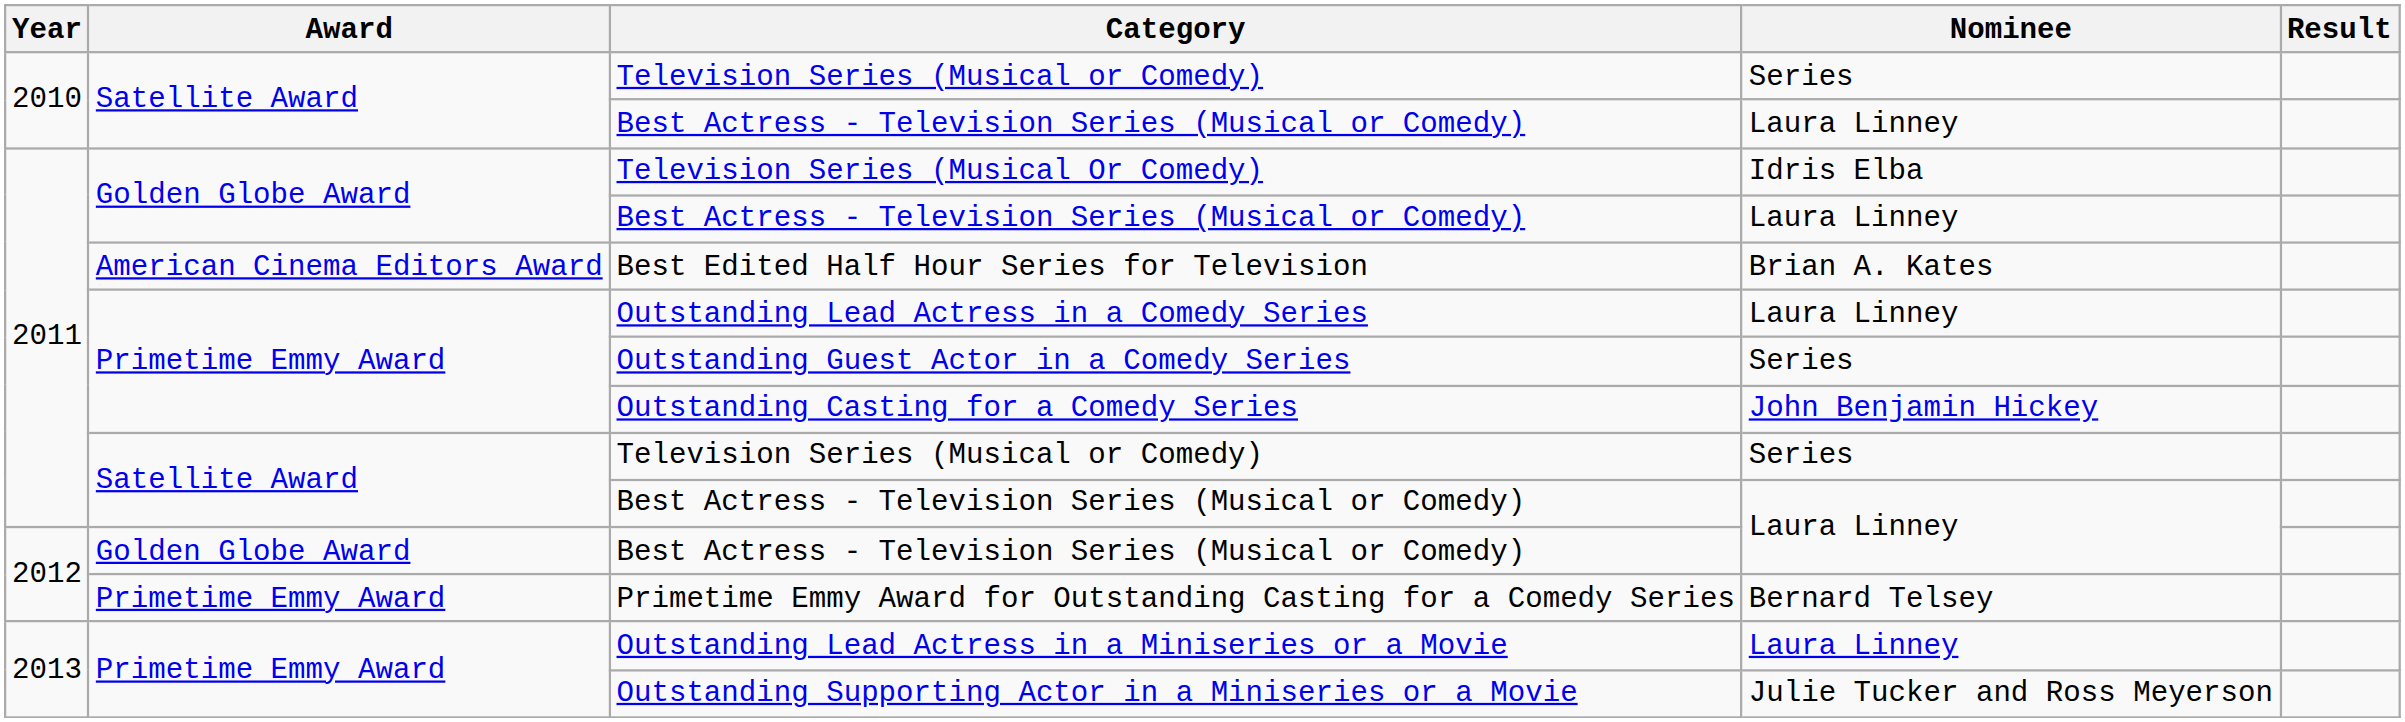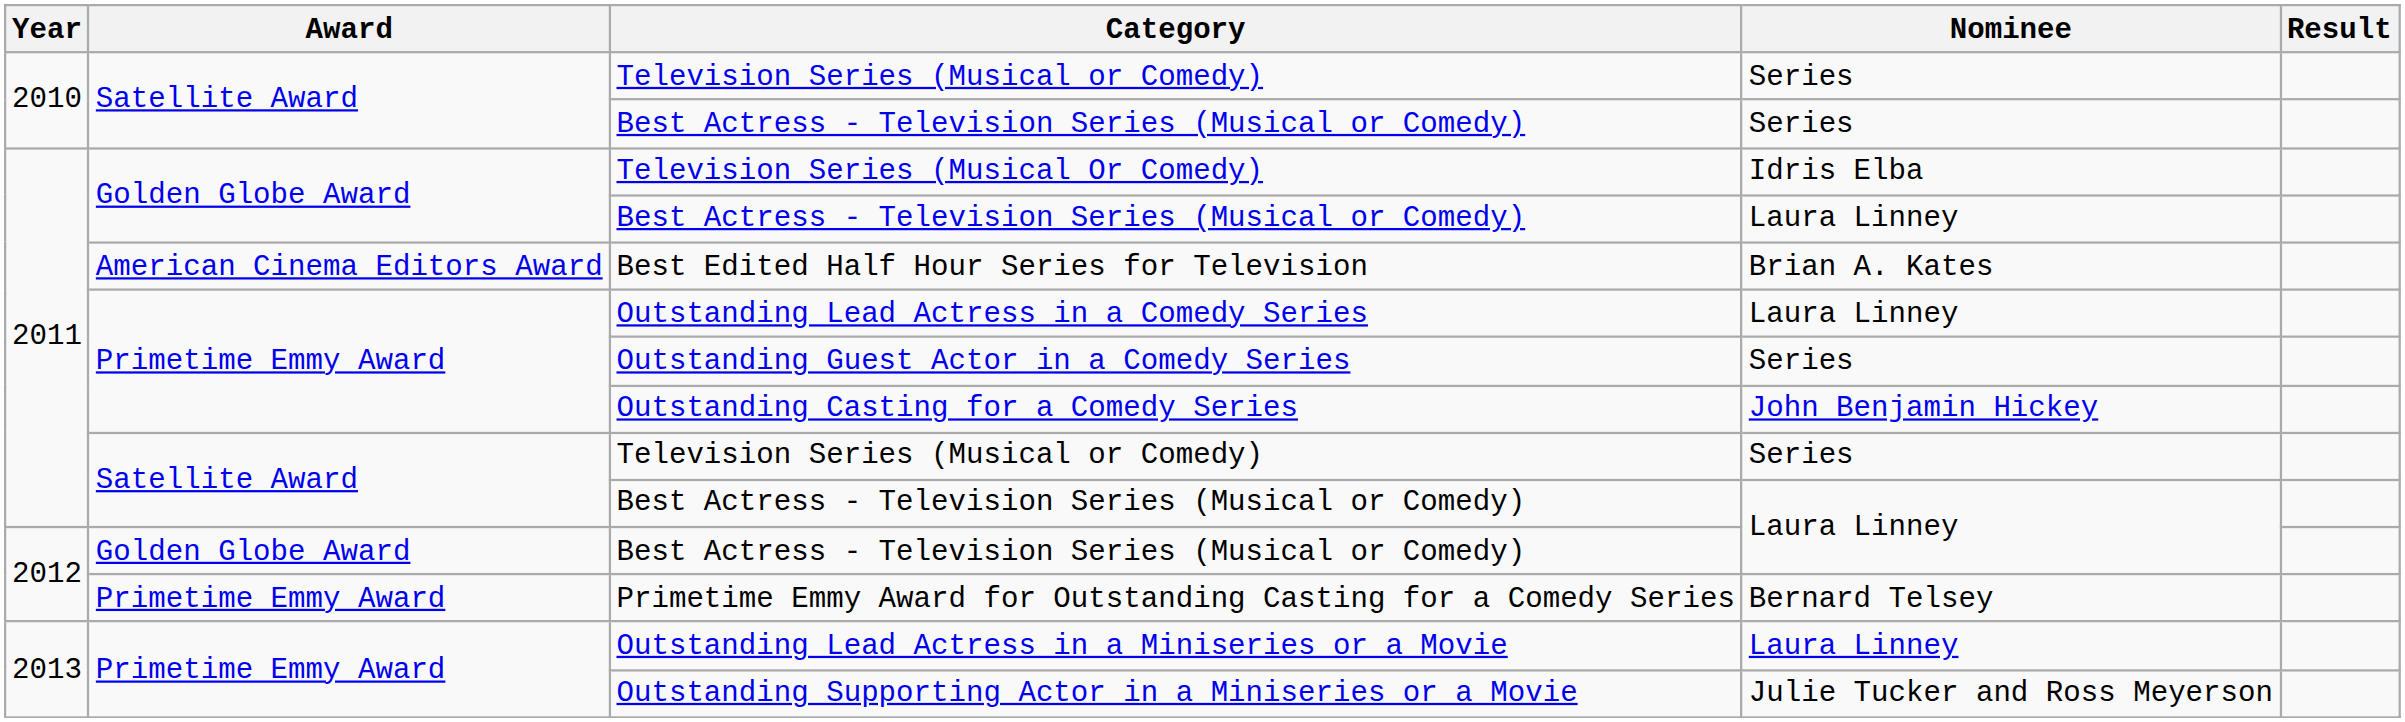(1854, 124) Laura Linney -> (1801, 124) Series
